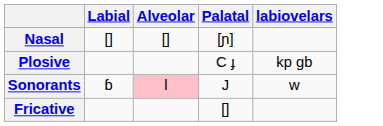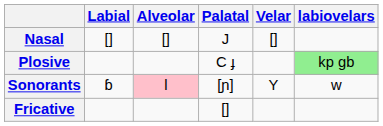+ column: (273, 16)
(225, 39) [ɲ] -> (225, 39) J
(294, 62) no background -> (336, 62) lightgreen background
(225, 86) J -> (225, 86) [ɲ]
